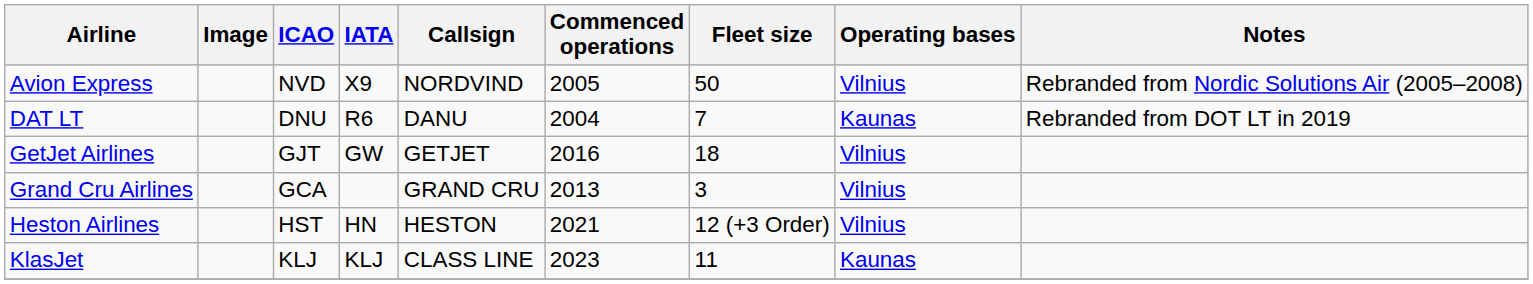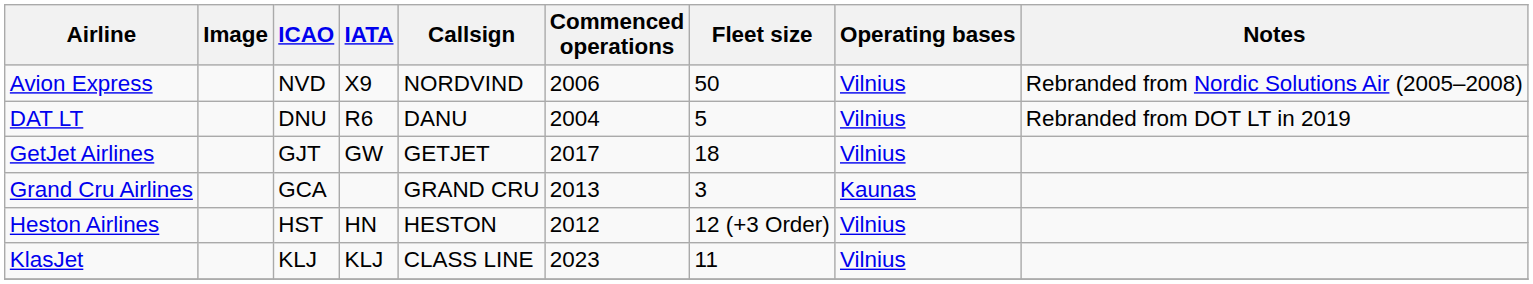(575, 82) 2005 -> (575, 82) 2006
(701, 118) 7 -> (701, 118) 5
(878, 118) Kaunas -> (873, 118) Vilnius
(575, 154) 2016 -> (575, 154) 2017
(873, 189) Vilnius -> (878, 189) Kaunas
(575, 225) 2021 -> (575, 225) 2012
(878, 260) Kaunas -> (873, 260) Vilnius
